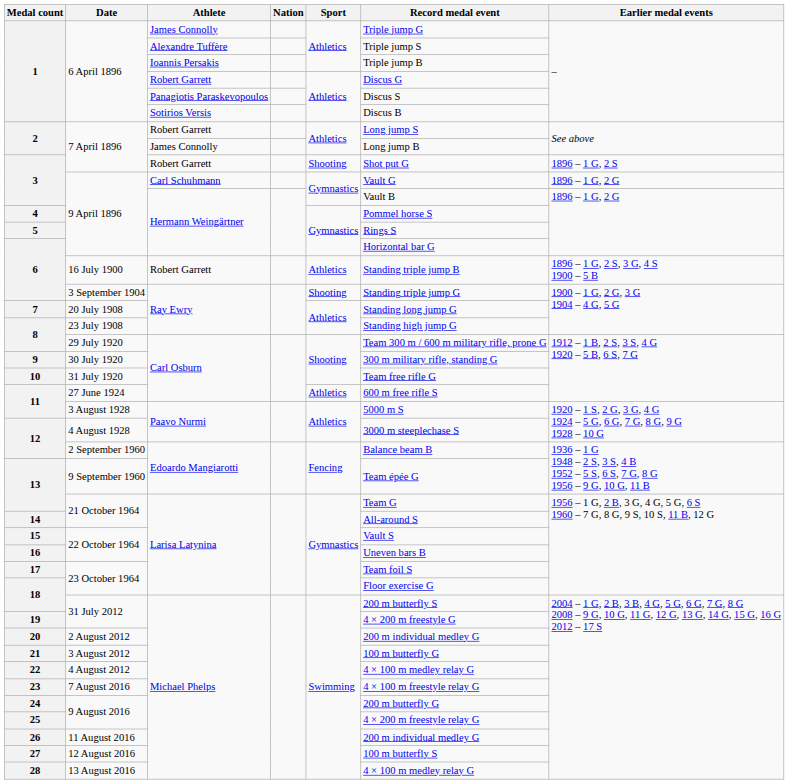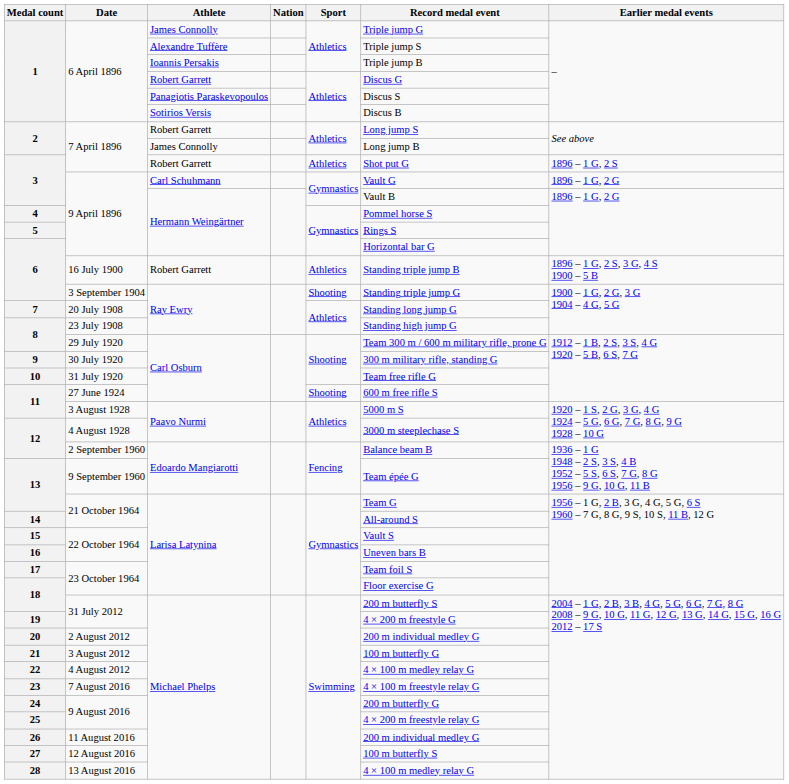(327, 163) Shooting -> (327, 163) Athletics
(327, 393) Athletics -> (327, 393) Shooting
